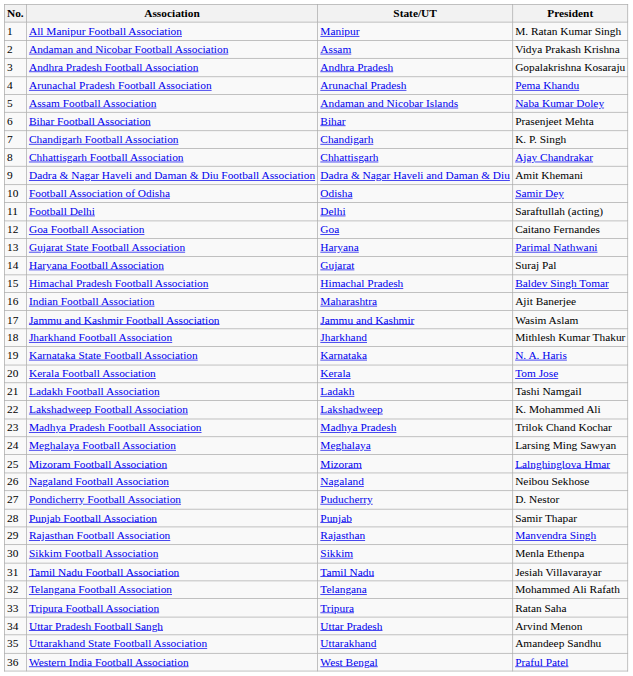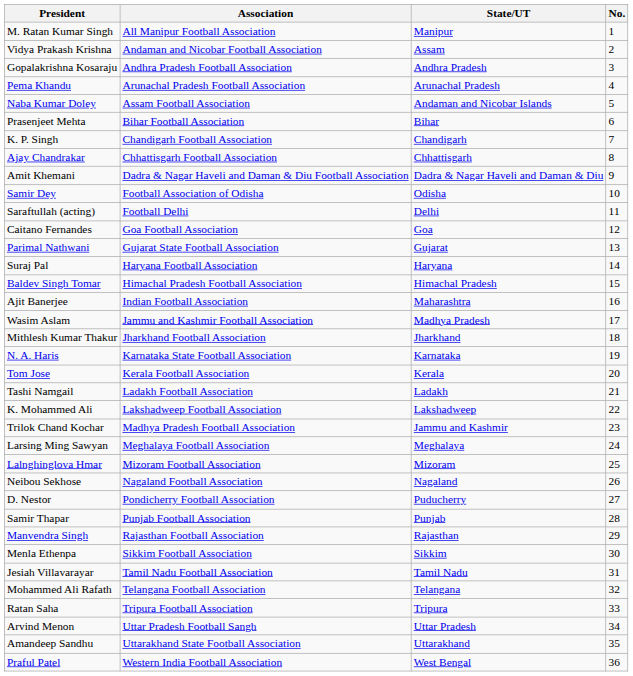columns swapped: (15, 13) <-> (570, 13)
(340, 247) Haryana -> (431, 247) Gujarat
(337, 265) Gujarat -> (433, 265) Haryana
(367, 319) Jammu and Kashmir -> (452, 319) Madhya Pradesh
(358, 427) Madhya Pradesh -> (461, 427) Jammu and Kashmir
